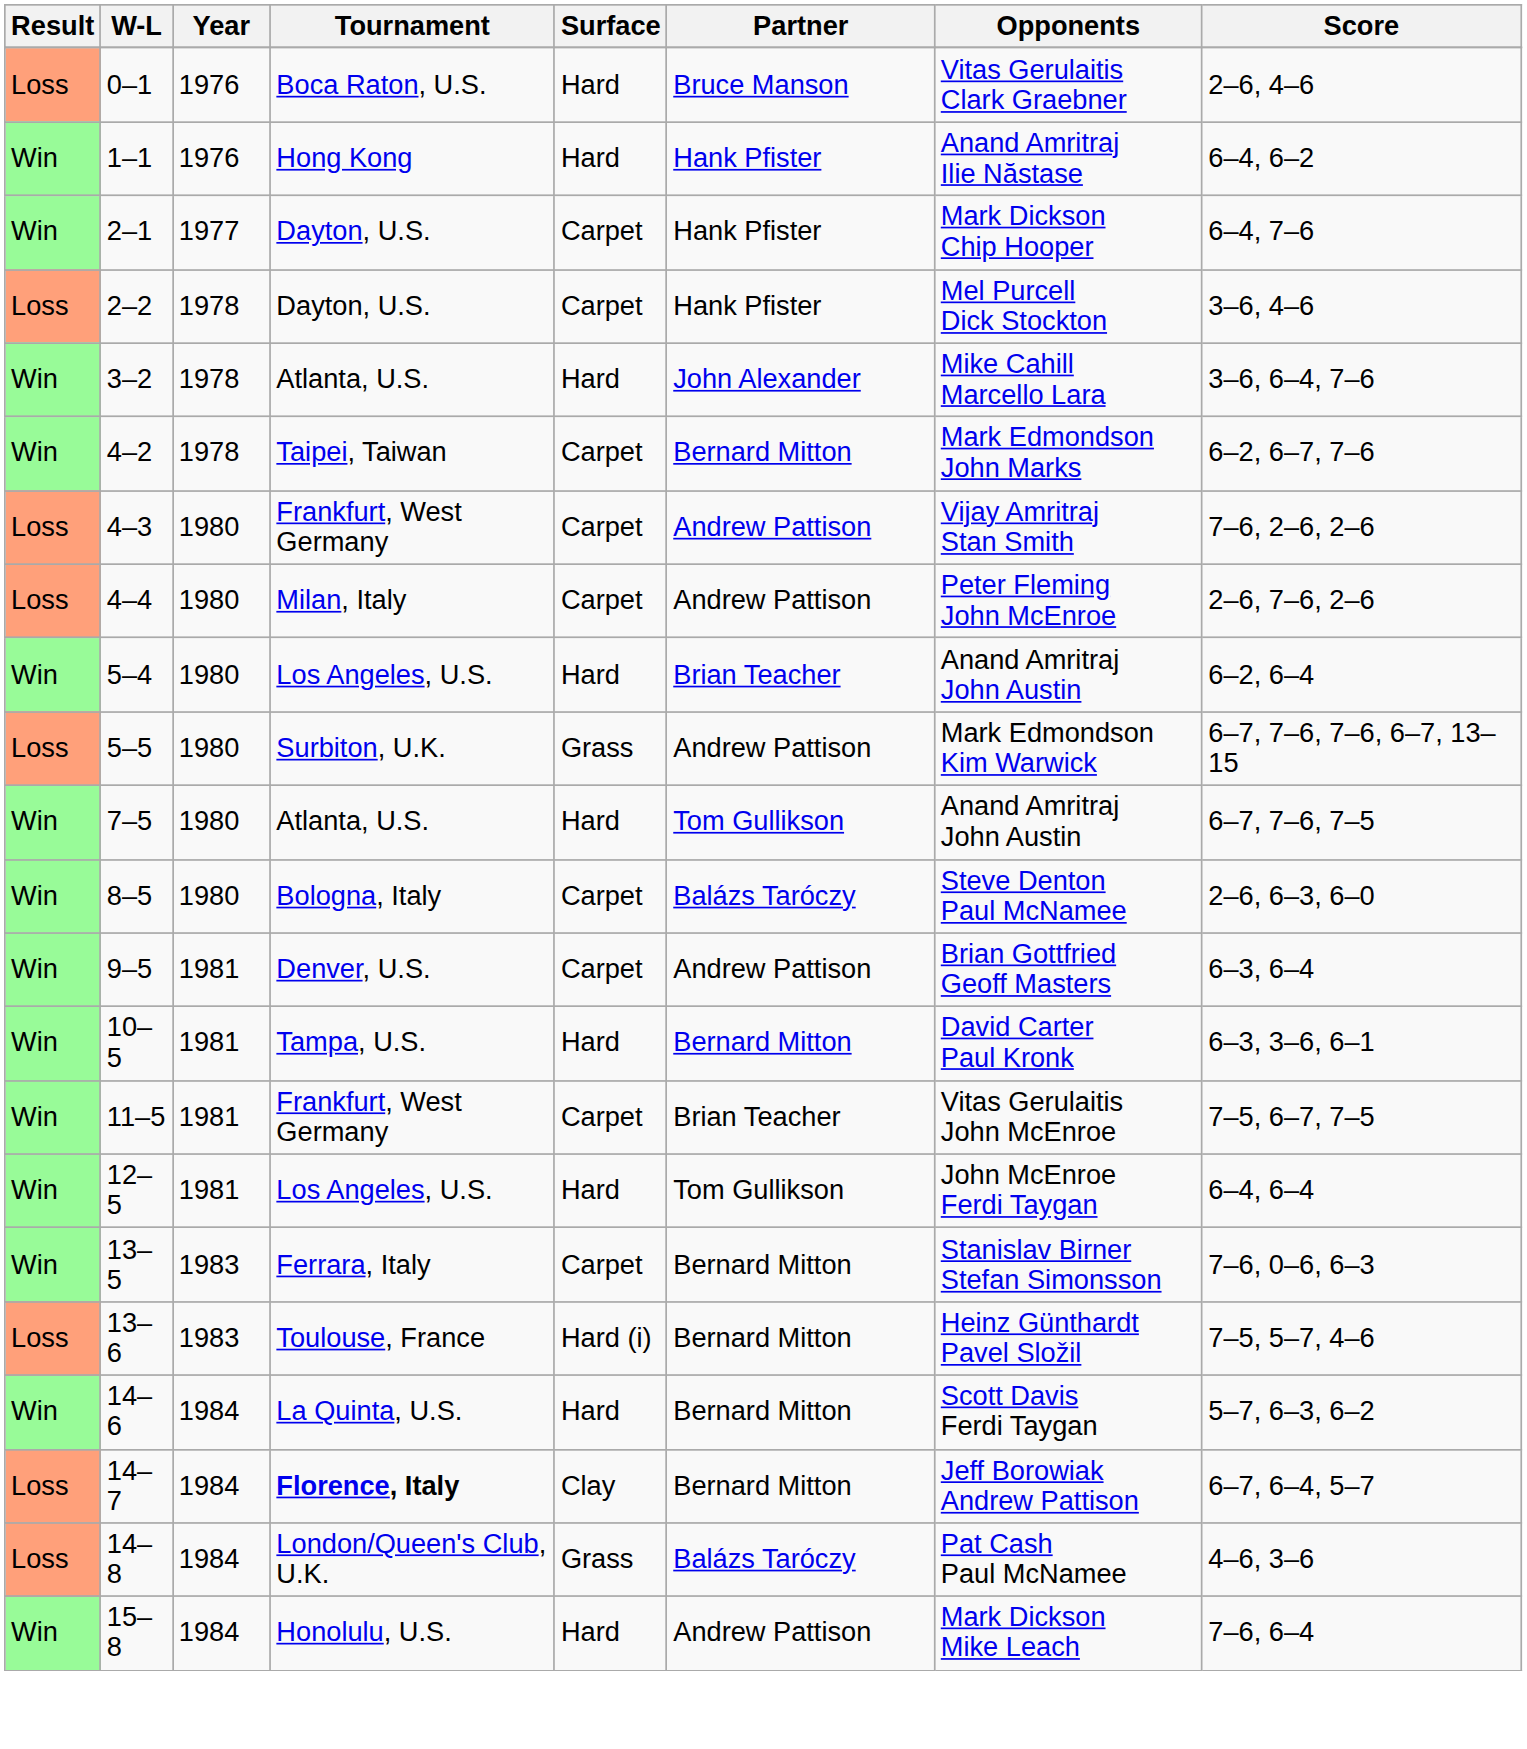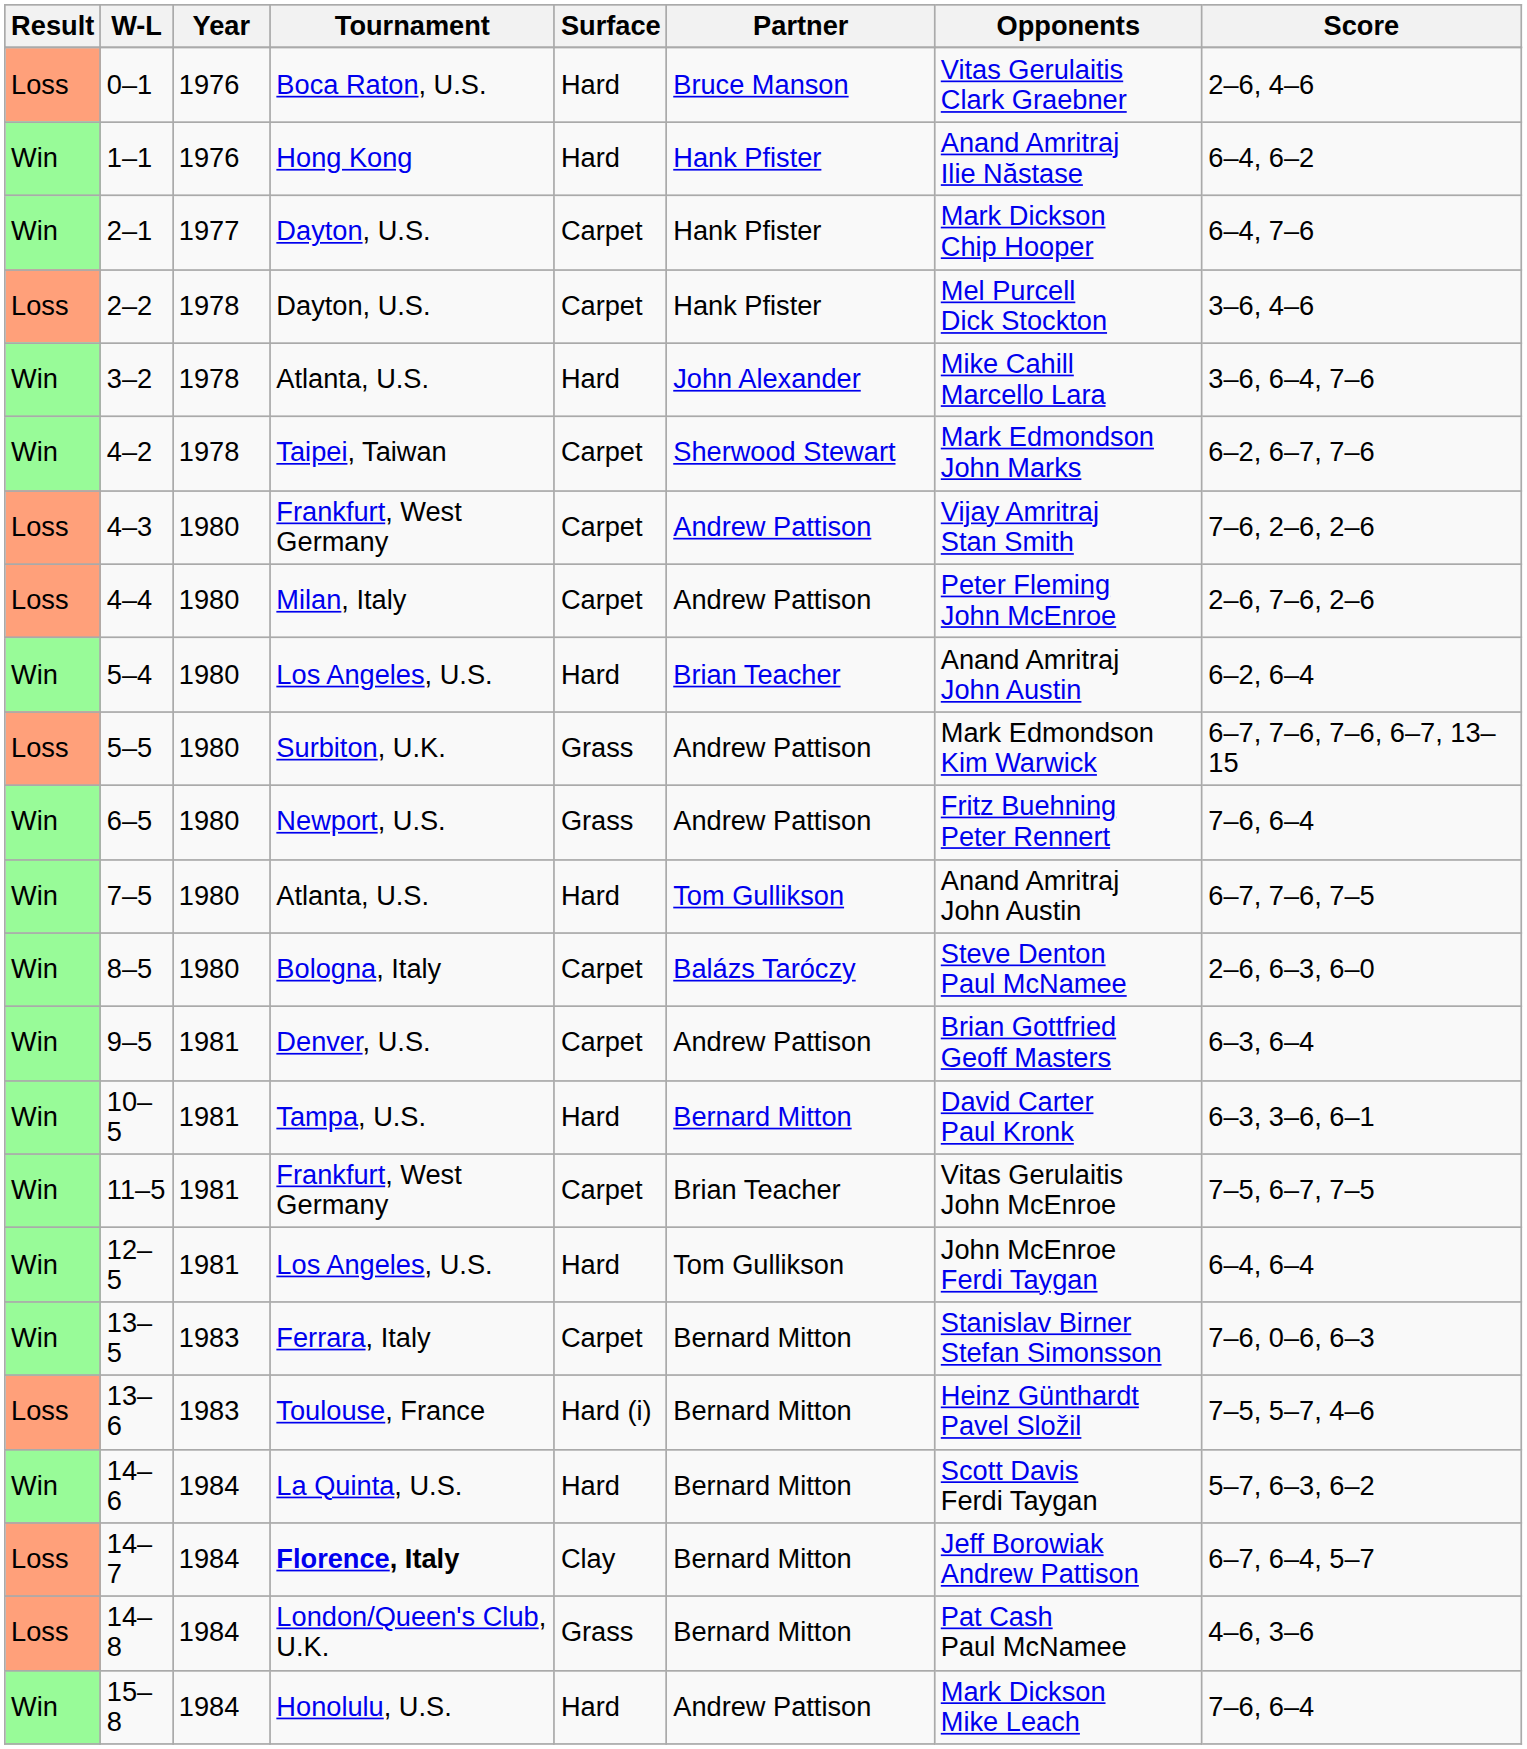(762, 453) Bernard Mitton -> (784, 453) Sherwood Stewart
+ row: (129, 821)
(764, 1559) Balázs Taróczy -> (762, 1632) Bernard Mitton
